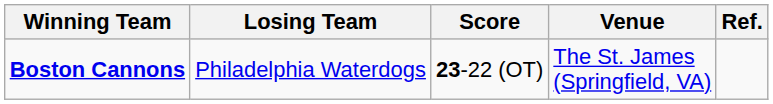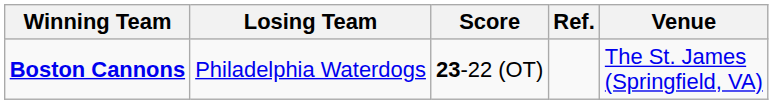columns swapped: (632, 21) <-> (742, 21)
